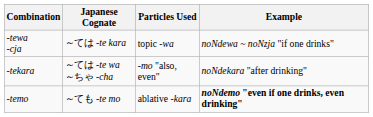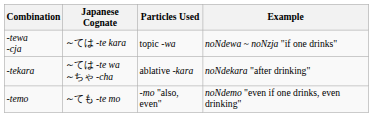(157, 71) -mo "also, even" -> (166, 71) ablative -kara
(164, 99) ablative -kara -> (159, 99) -mo "also, even"
(273, 99) bold -> (272, 99) normal
